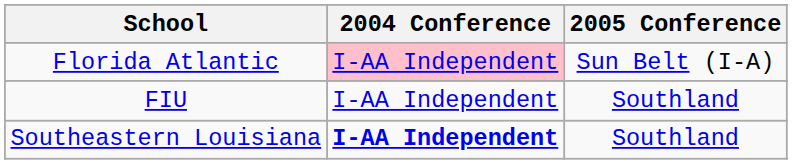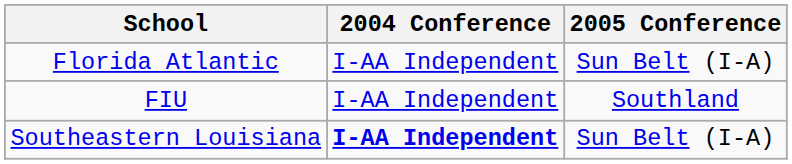(445, 62) pink background -> (445, 62) no background
(675, 139) Southland -> (675, 139) Sun Belt (I-A)
